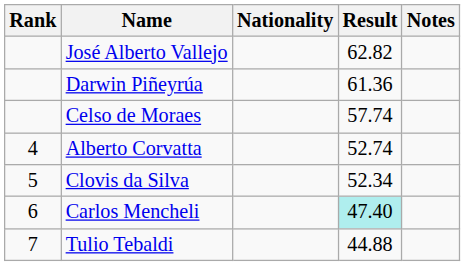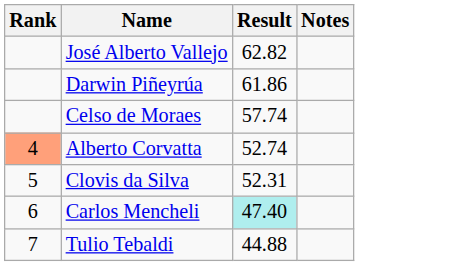- column: (285, 20)
(370, 84) 61.36 -> (264, 84) 61.86
(33, 148) no background -> (33, 148) lightsalmon background
(370, 180) 52.34 -> (264, 180) 52.31
